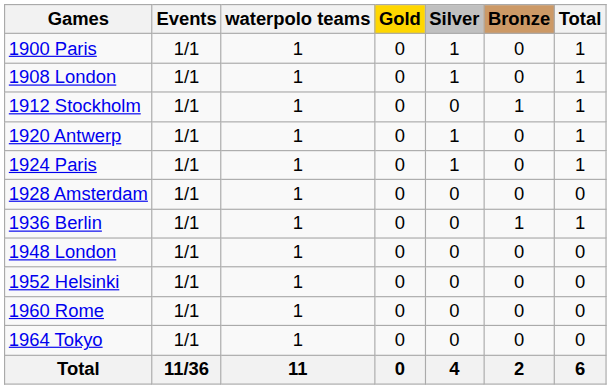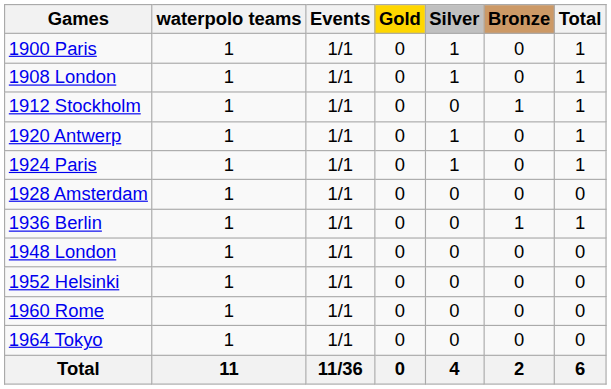columns swapped: (298, 19) <-> (187, 19)
